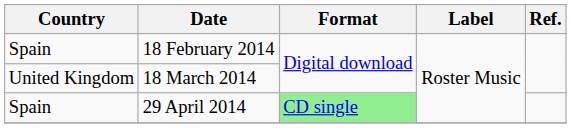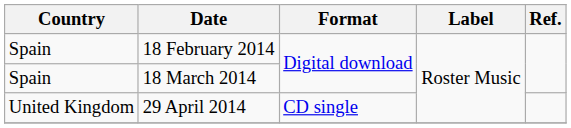(71, 78) United Kingdom -> (30, 78) Spain
(30, 107) Spain -> (71, 107) United Kingdom
(321, 107) lightgreen background -> (321, 107) no background
